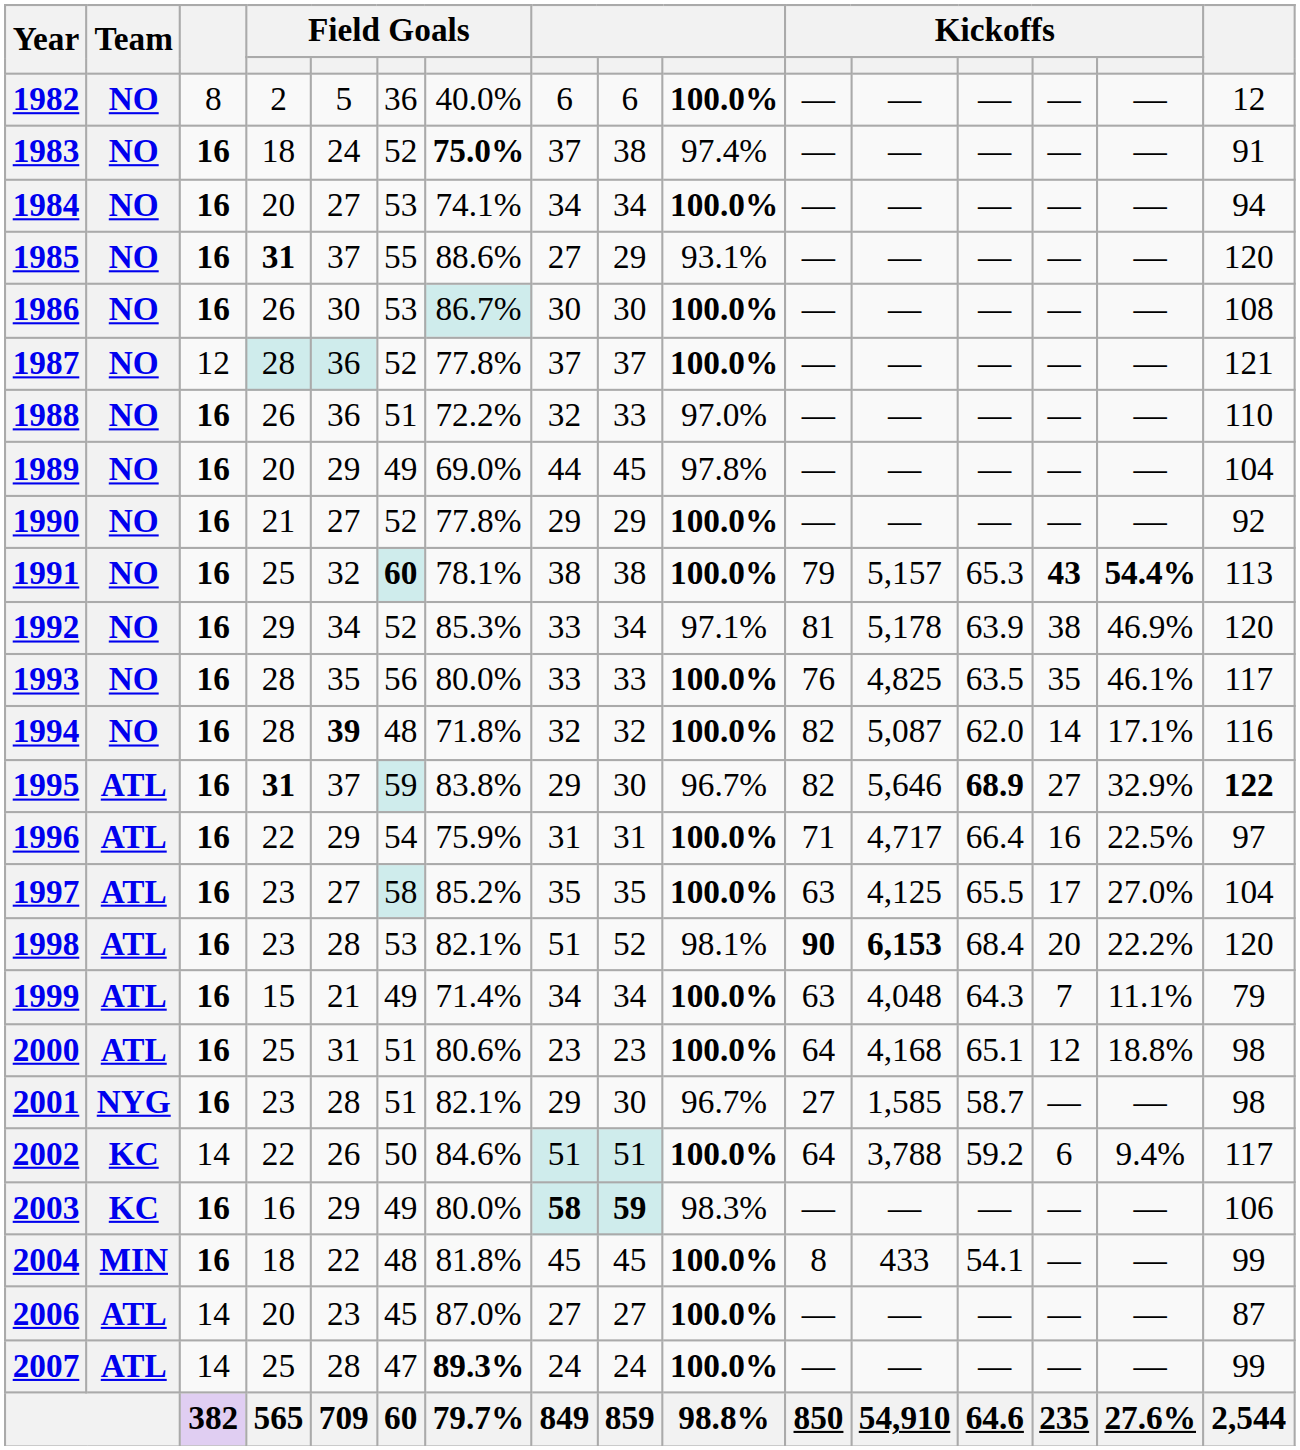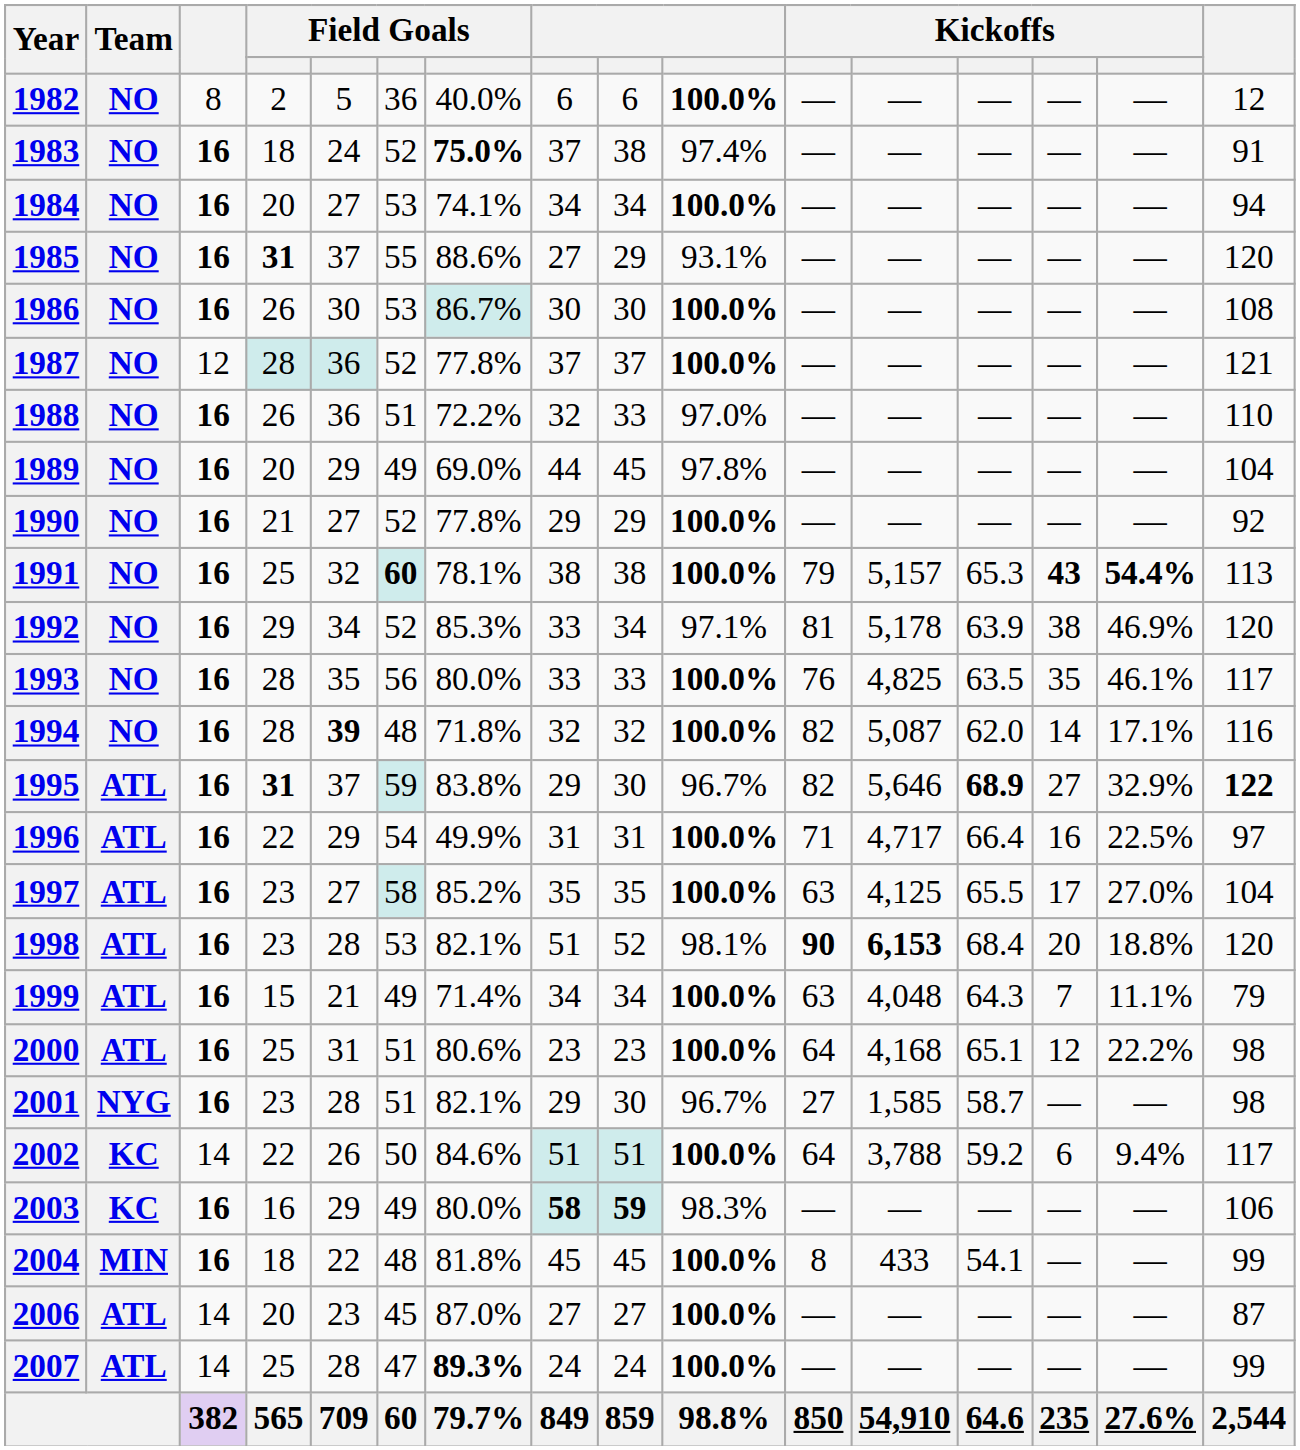(478, 837) 75.9% -> (478, 837) 49.9%
(1150, 943) 22.2% -> (1150, 943) 18.8%
(1150, 1049) 18.8% -> (1150, 1049) 22.2%
